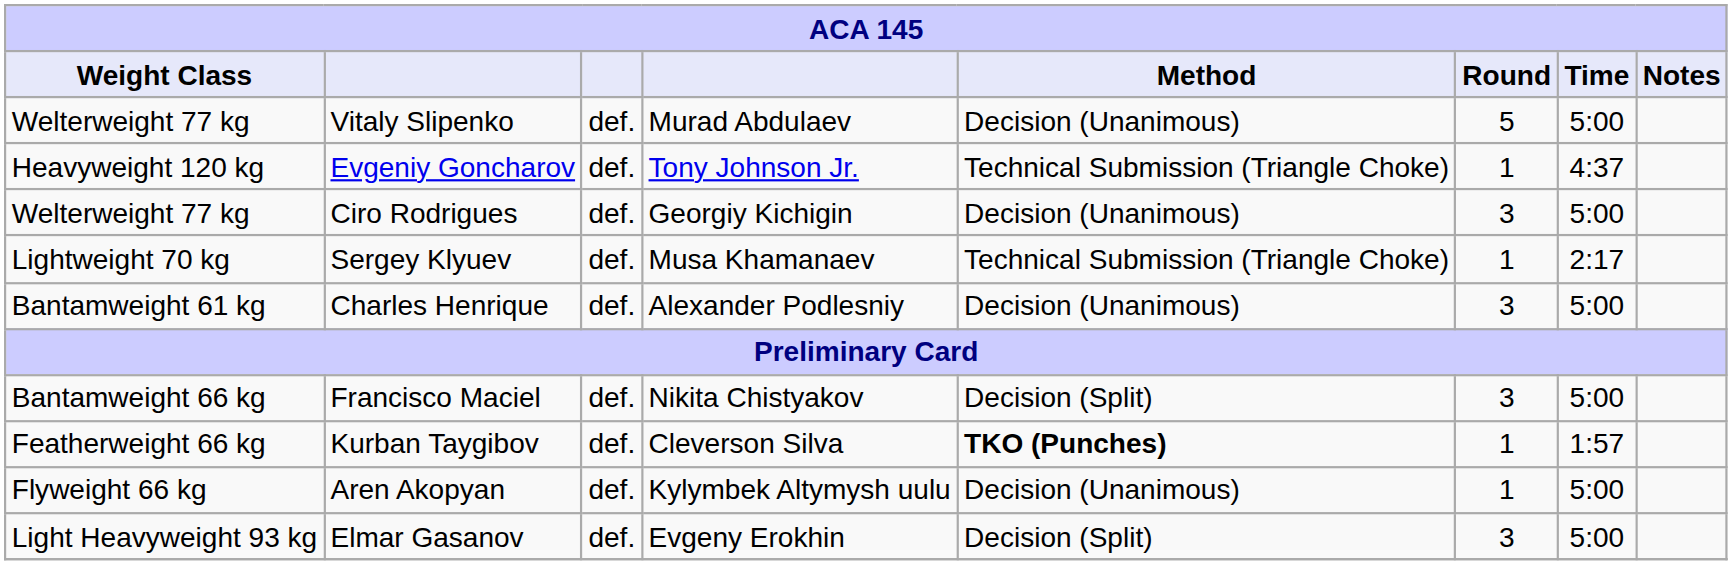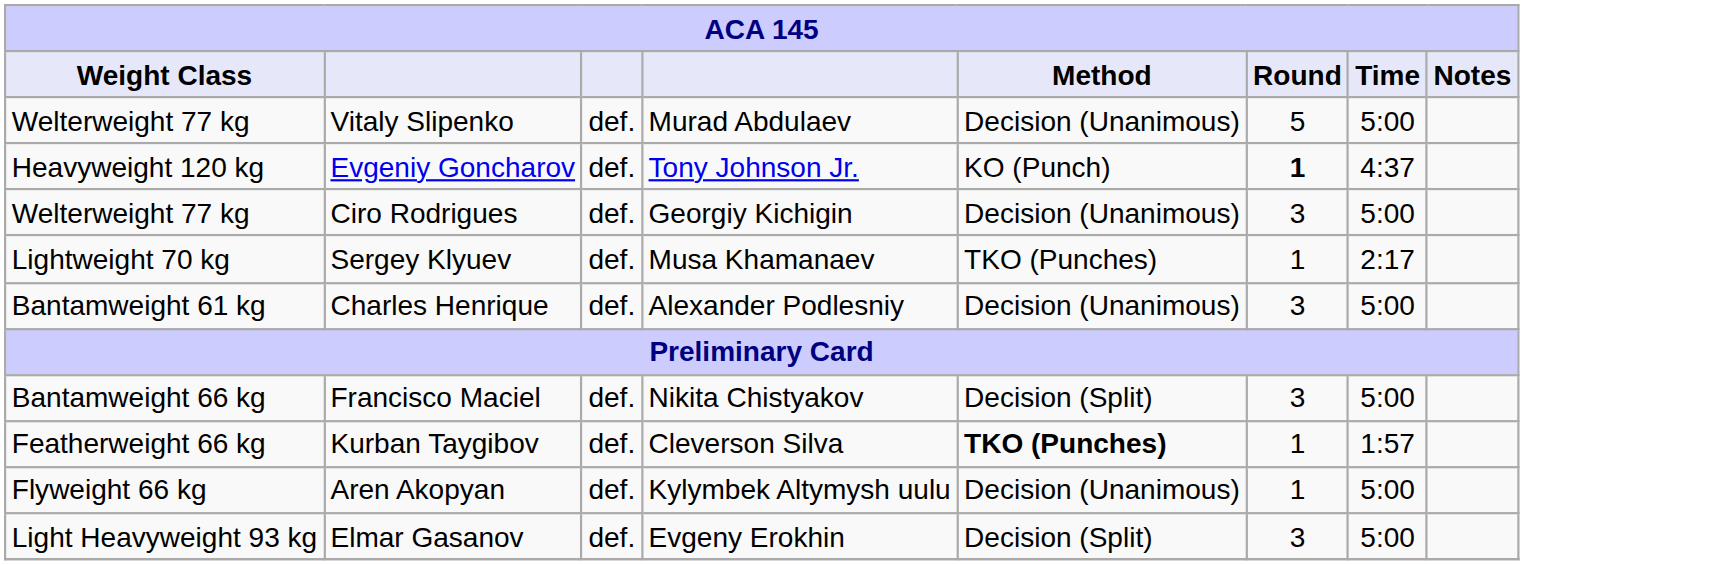(1207, 167) Technical Submission (Triangle Choke) -> (1037, 167) KO (Punch)
(1507, 167) normal -> (1297, 167) bold
(1207, 259) Technical Submission (Triangle Choke) -> (1061, 259) TKO (Punches)
